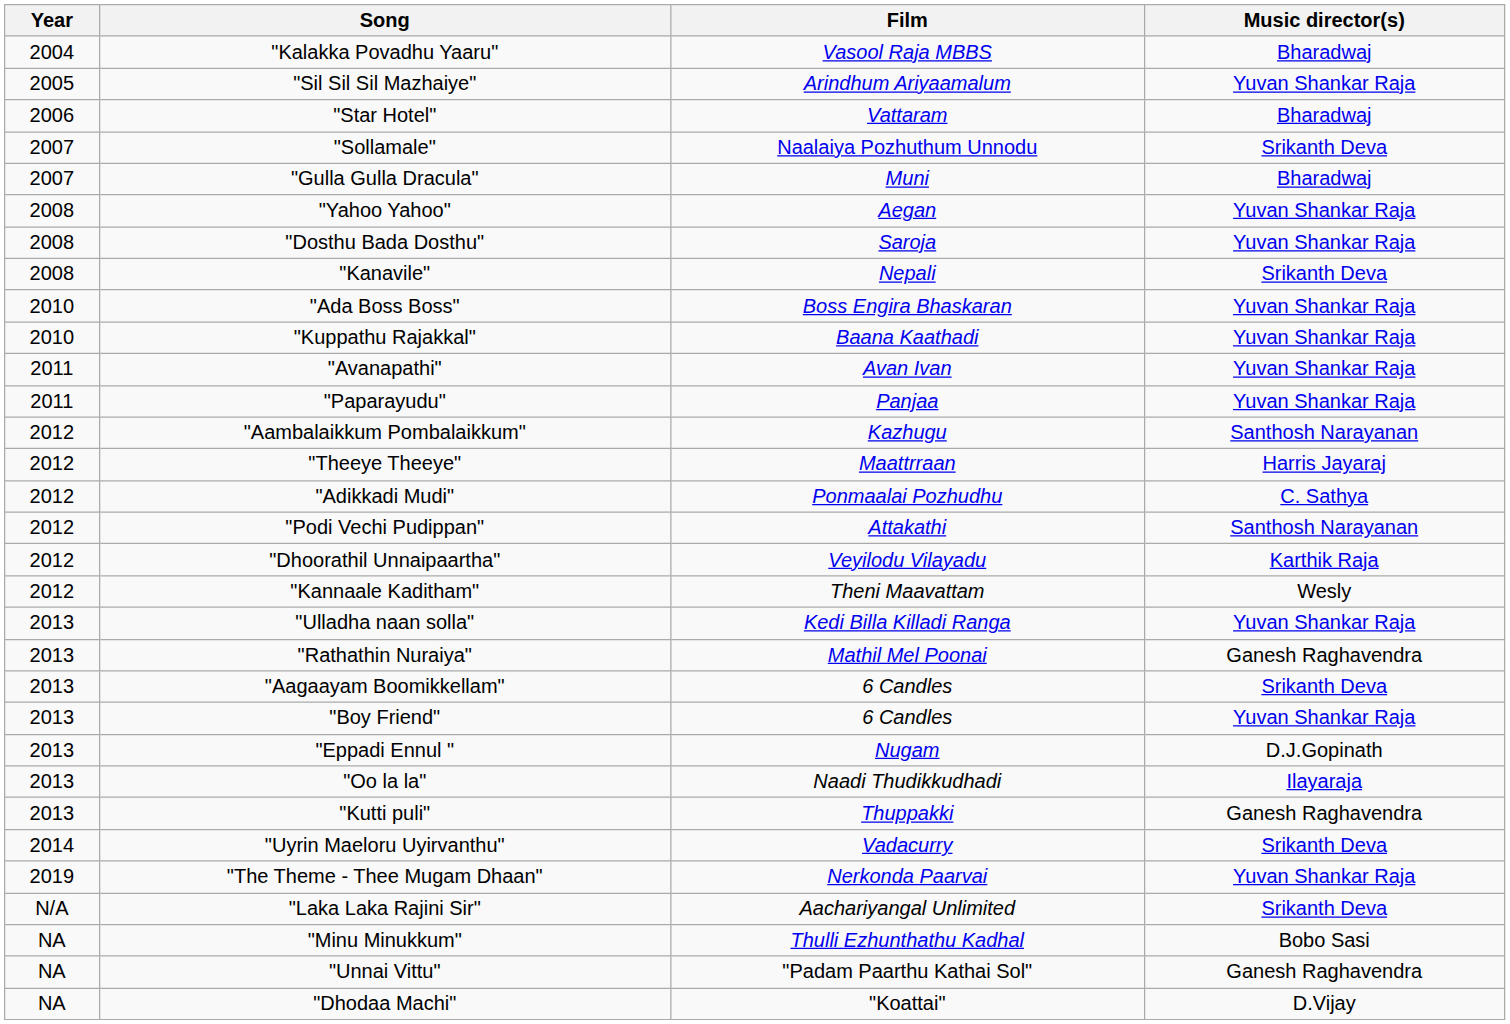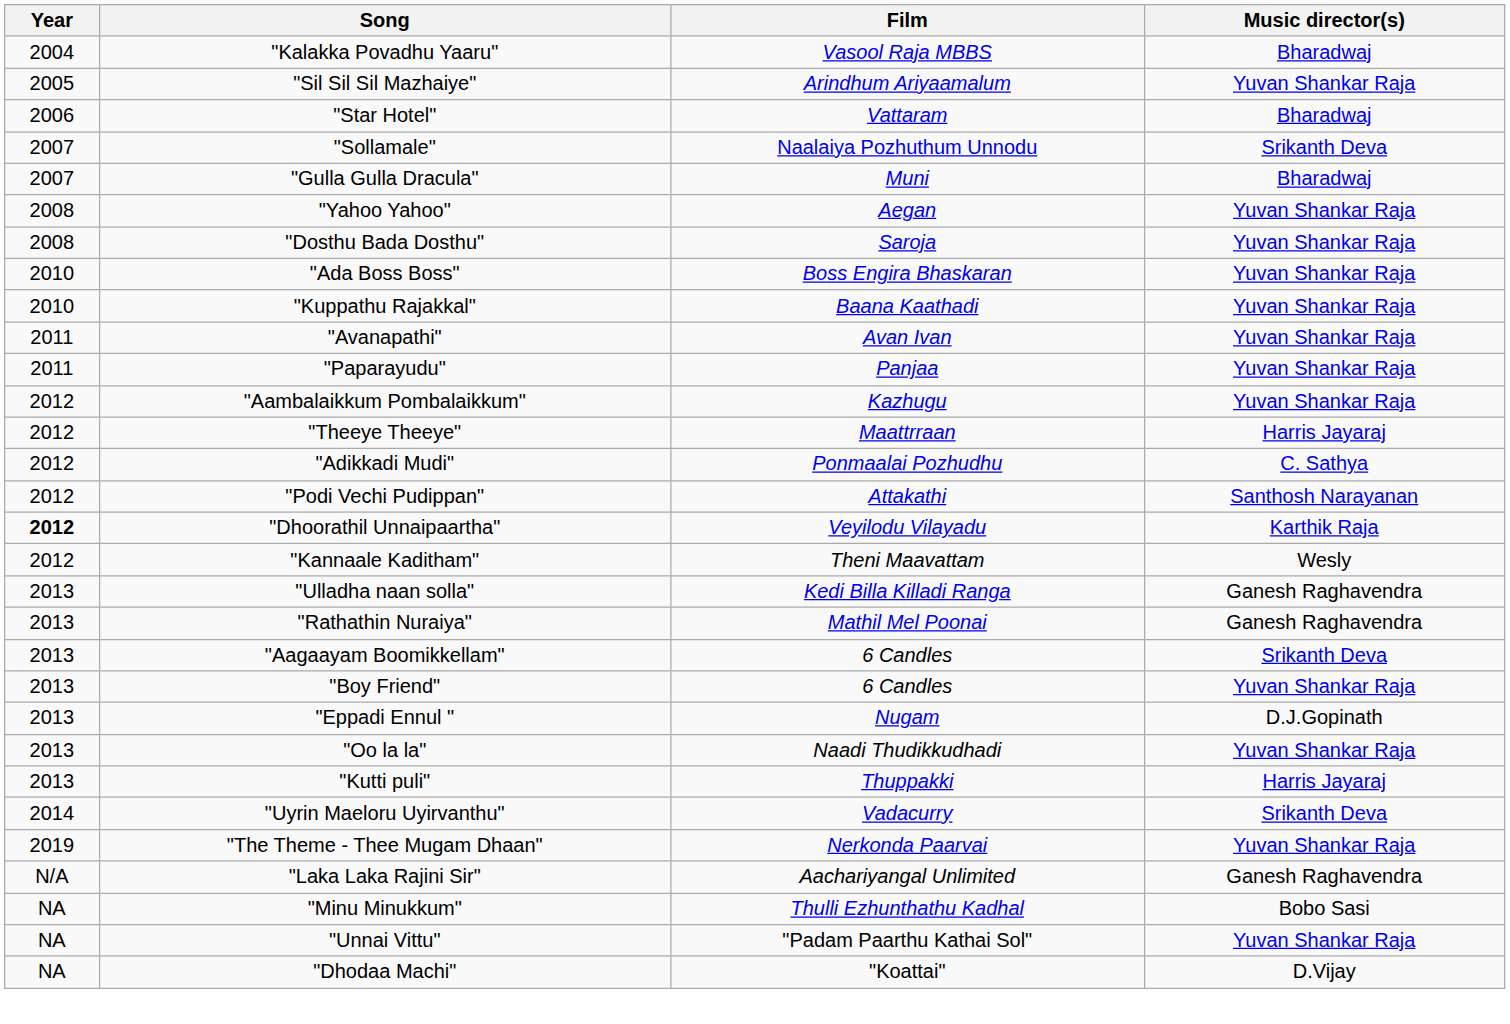- row: (385, 274)
(1324, 432) Santhosh Narayanan -> (1324, 400) Yuvan Shankar Raja
(52, 559) normal -> (52, 527) bold
(1324, 623) Yuvan Shankar Raja -> (1324, 591) Ganesh Raghavendra
(1324, 781) Ilayaraja -> (1324, 749) Yuvan Shankar Raja
(1324, 813) Ganesh Raghavendra -> (1324, 781) Harris Jayaraj
(1324, 908) Srikanth Deva -> (1324, 876) Ganesh Raghavendra
(1324, 971) Ganesh Raghavendra -> (1324, 940) Yuvan Shankar Raja
